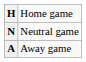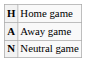rows swapped: (11, 49) <-> (11, 31)
